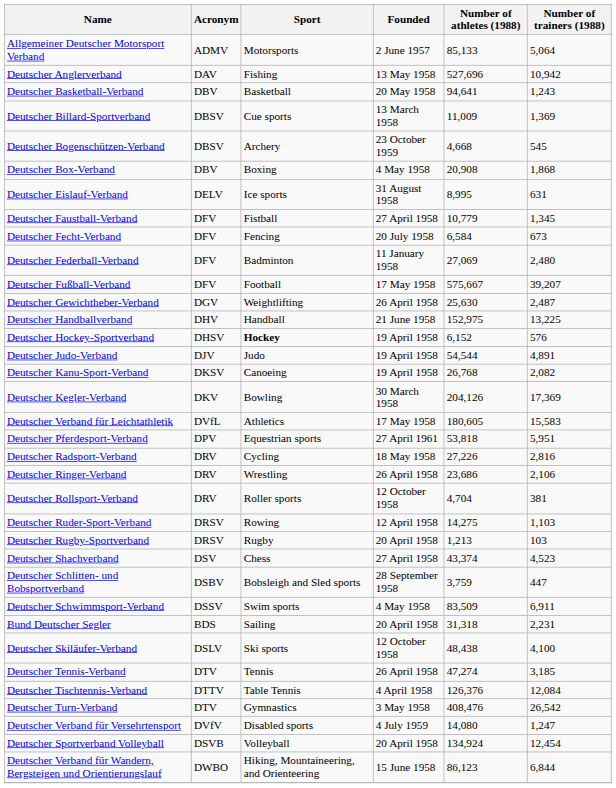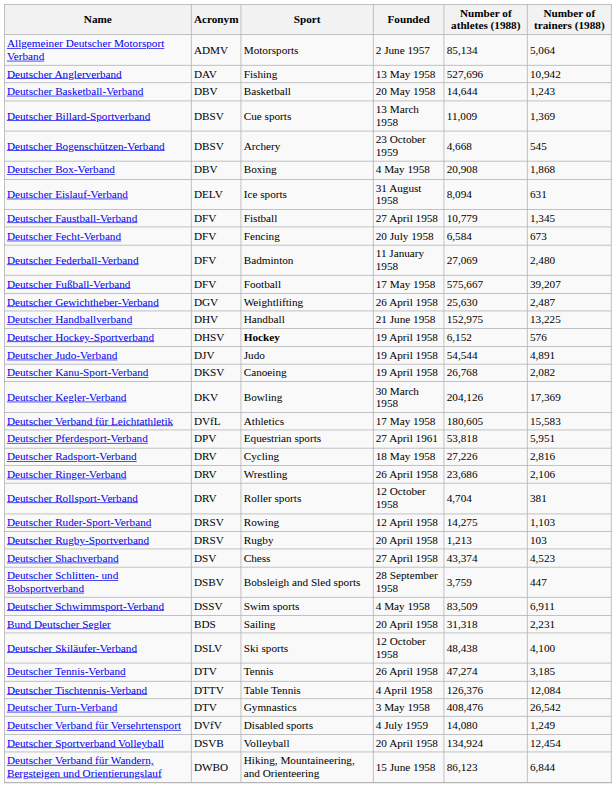(462, 50) 85,133 -> (462, 50) 85,134
(462, 91) 94,641 -> (462, 91) 14,644
(459, 194) 8,995 -> (459, 194) 8,094
(543, 725) 1,247 -> (543, 725) 1,249
